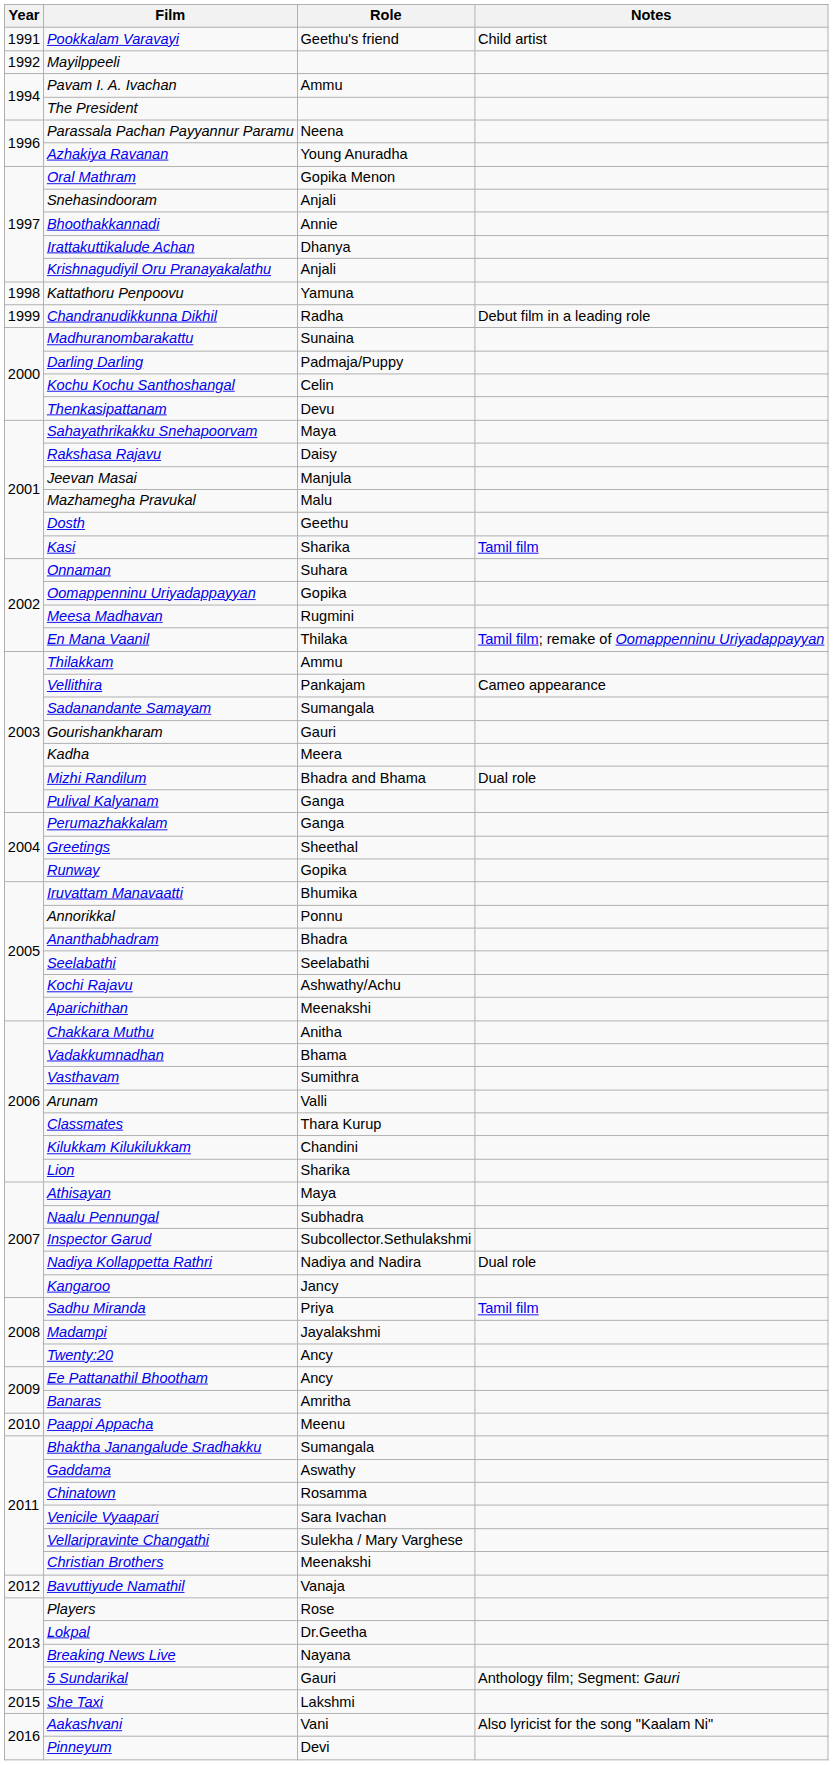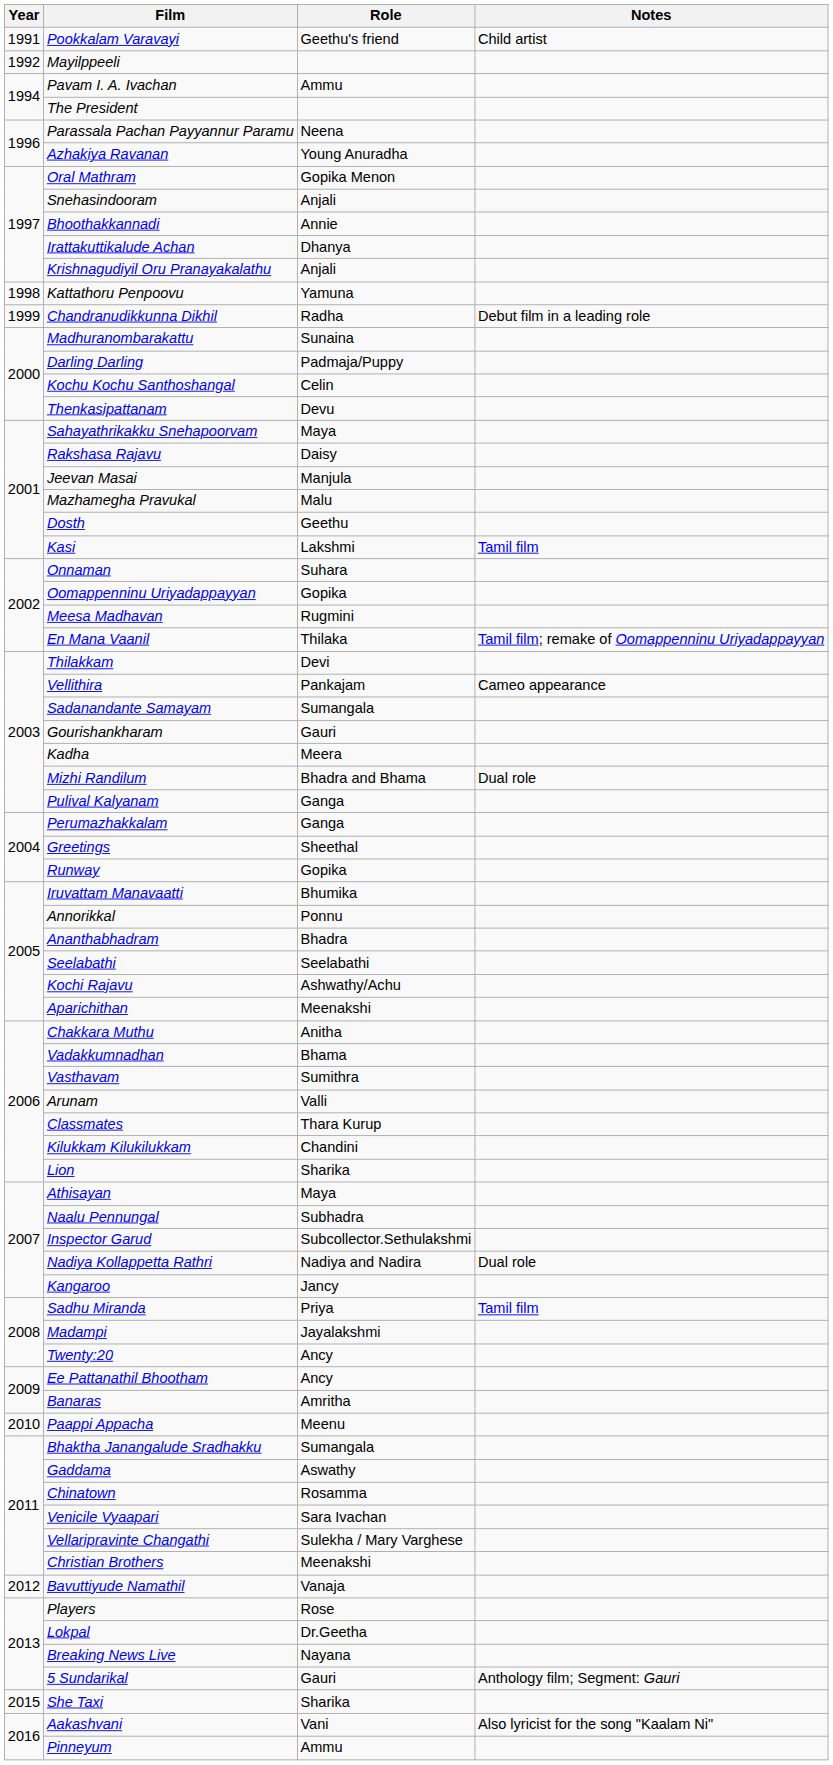(325, 547) Sharika -> (328, 547) Lakshmi
(322, 662) Ammu -> (315, 662) Devi
(328, 1701) Lakshmi -> (325, 1701) Sharika
(315, 1747) Devi -> (322, 1747) Ammu
